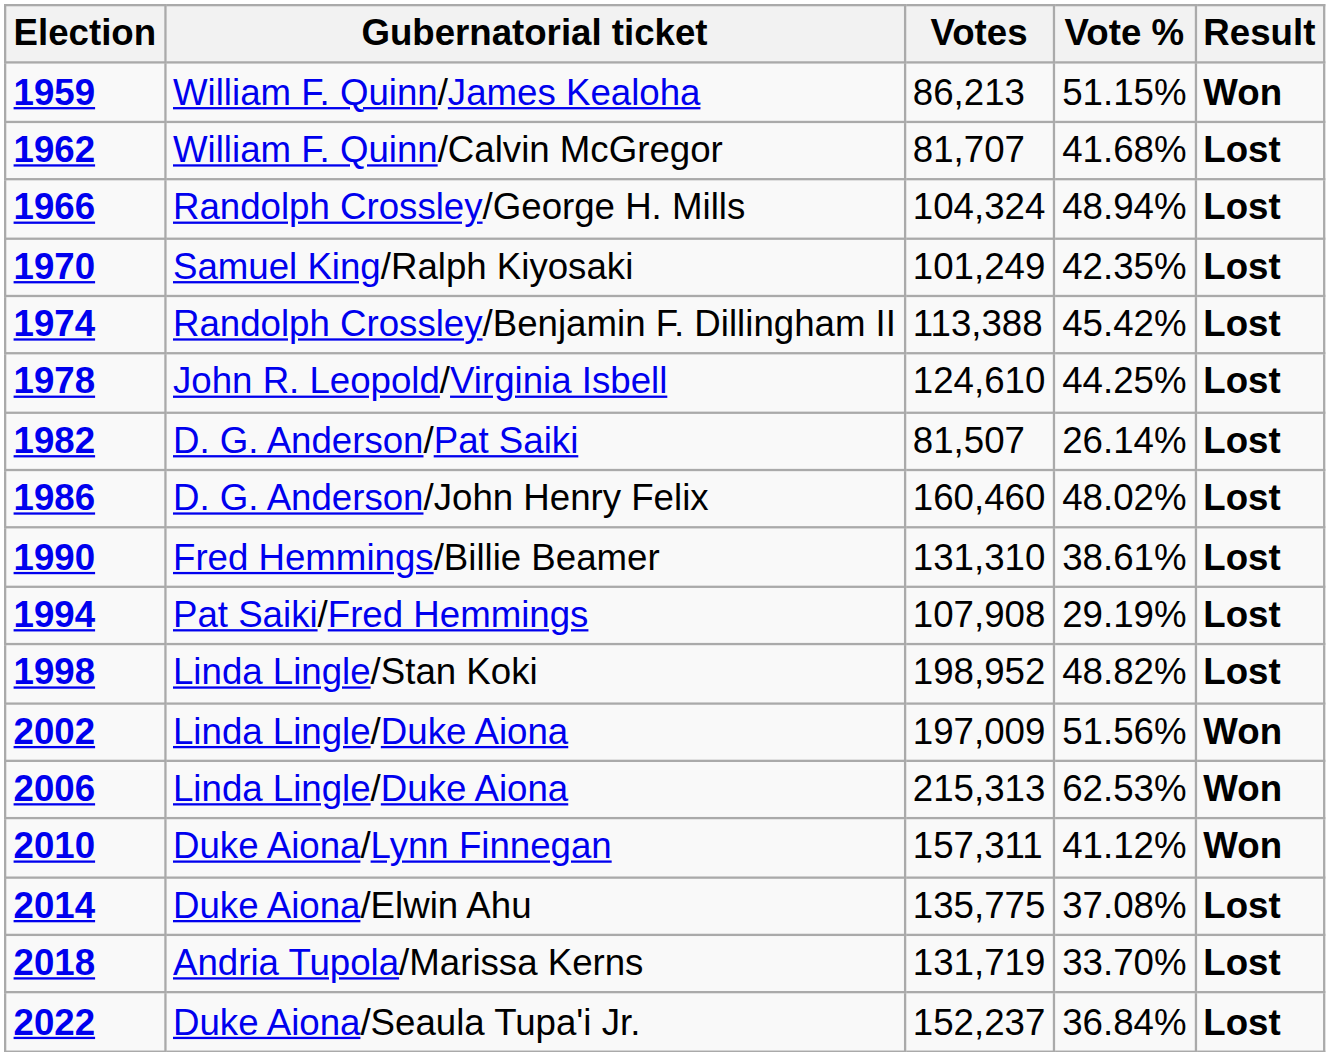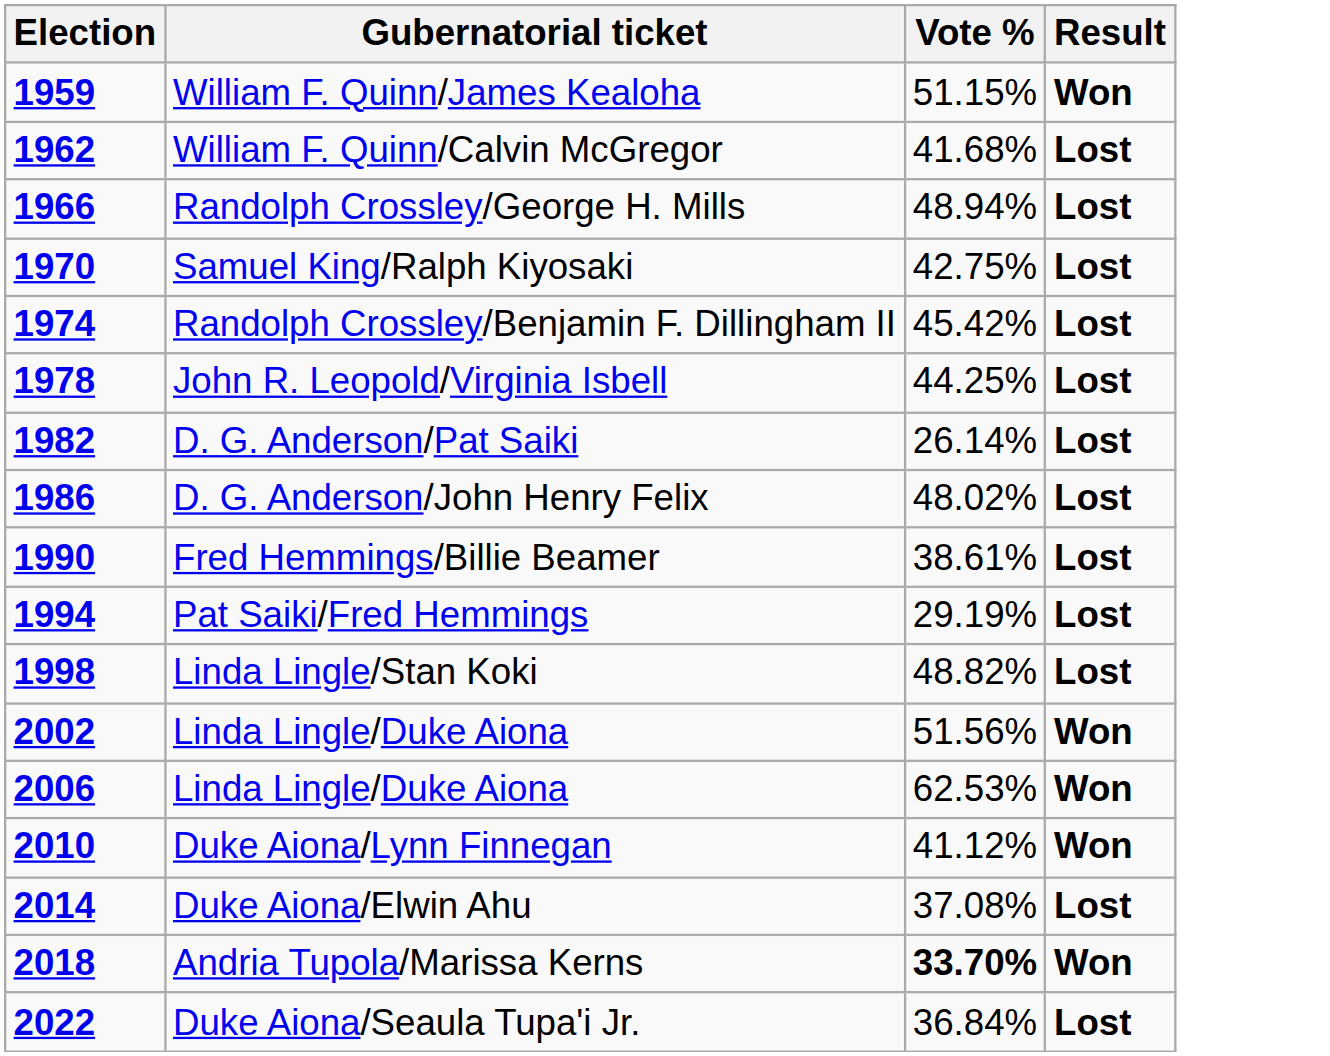- column: (979, 33)
(1124, 265) 42.35% -> (975, 265) 42.75%
(1124, 963) normal -> (975, 963) bold
(1242, 963) Lost -> (1093, 963) Won
